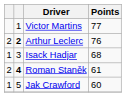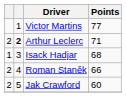(96, 40) 76 -> (96, 40) 71
(19, 70) bold -> (19, 70) normal
(96, 70) 61 -> (96, 70) 66
(9, 84) 1 -> (9, 84) 2
